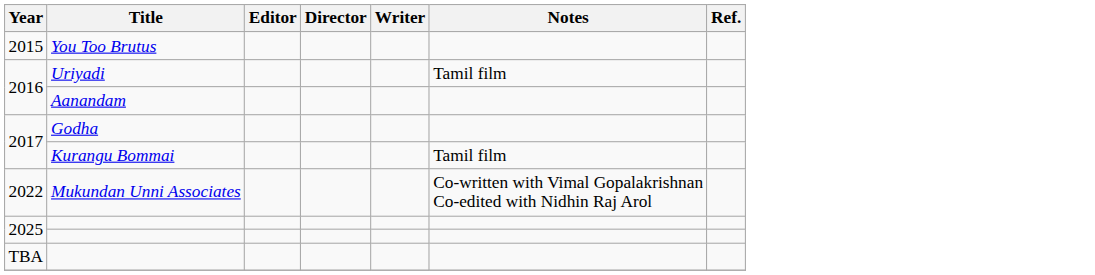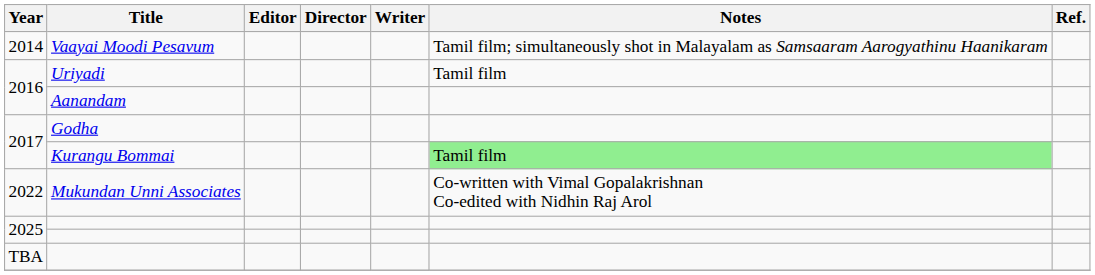+ row: (26, 45)
- row: (26, 45)
(470, 155) no background -> (470, 155) lightgreen background
